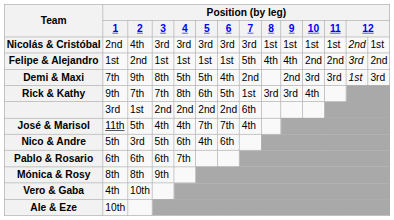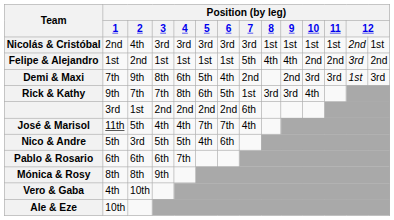(184, 77) 5th -> (184, 77) 6th
(184, 142) 6th -> (184, 142) 5th
